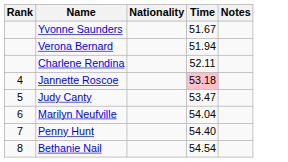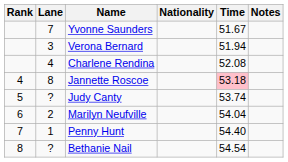+ column: (50, 13)
(202, 64) 52.11 -> (232, 64) 52.08
(202, 98) 53.47 -> (232, 98) 53.74
